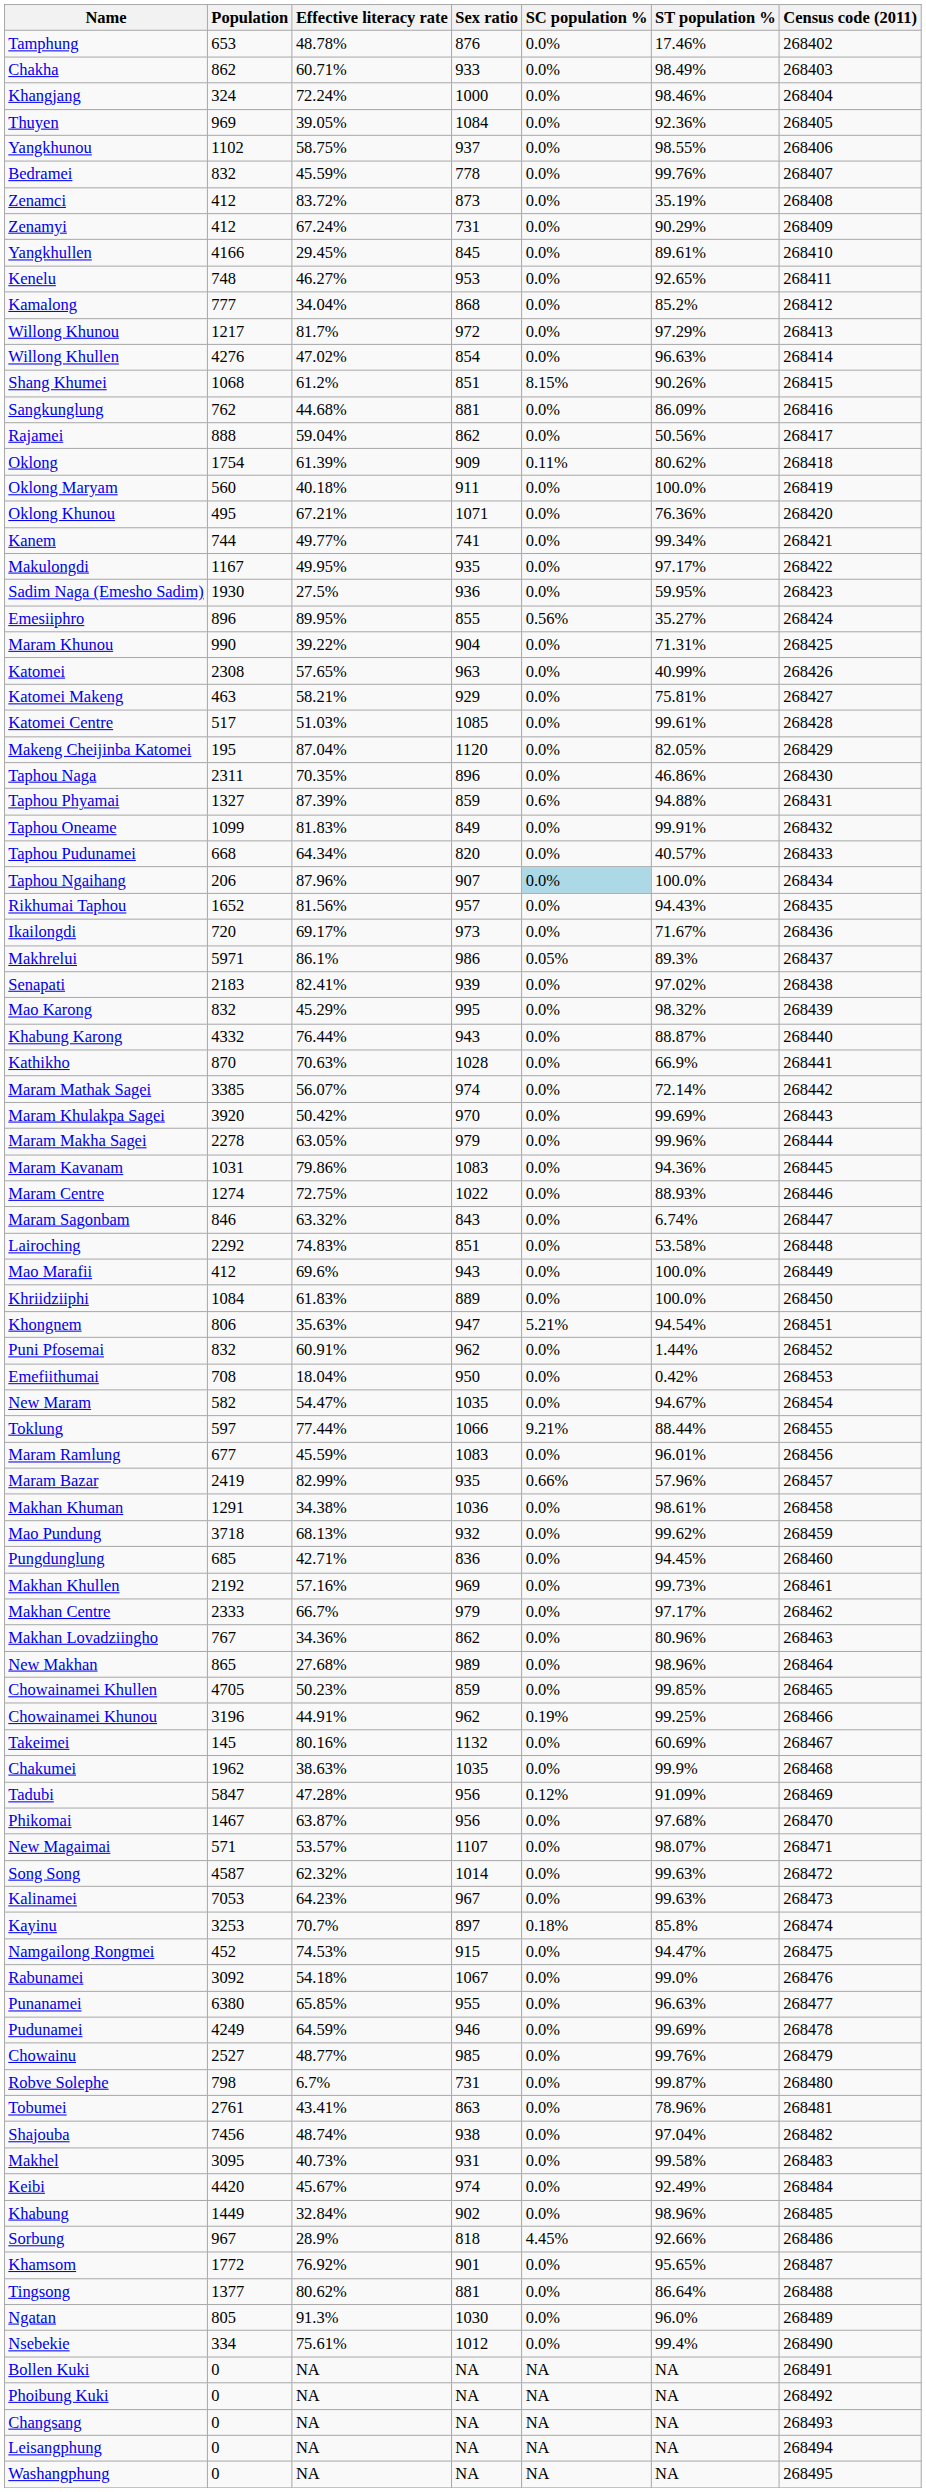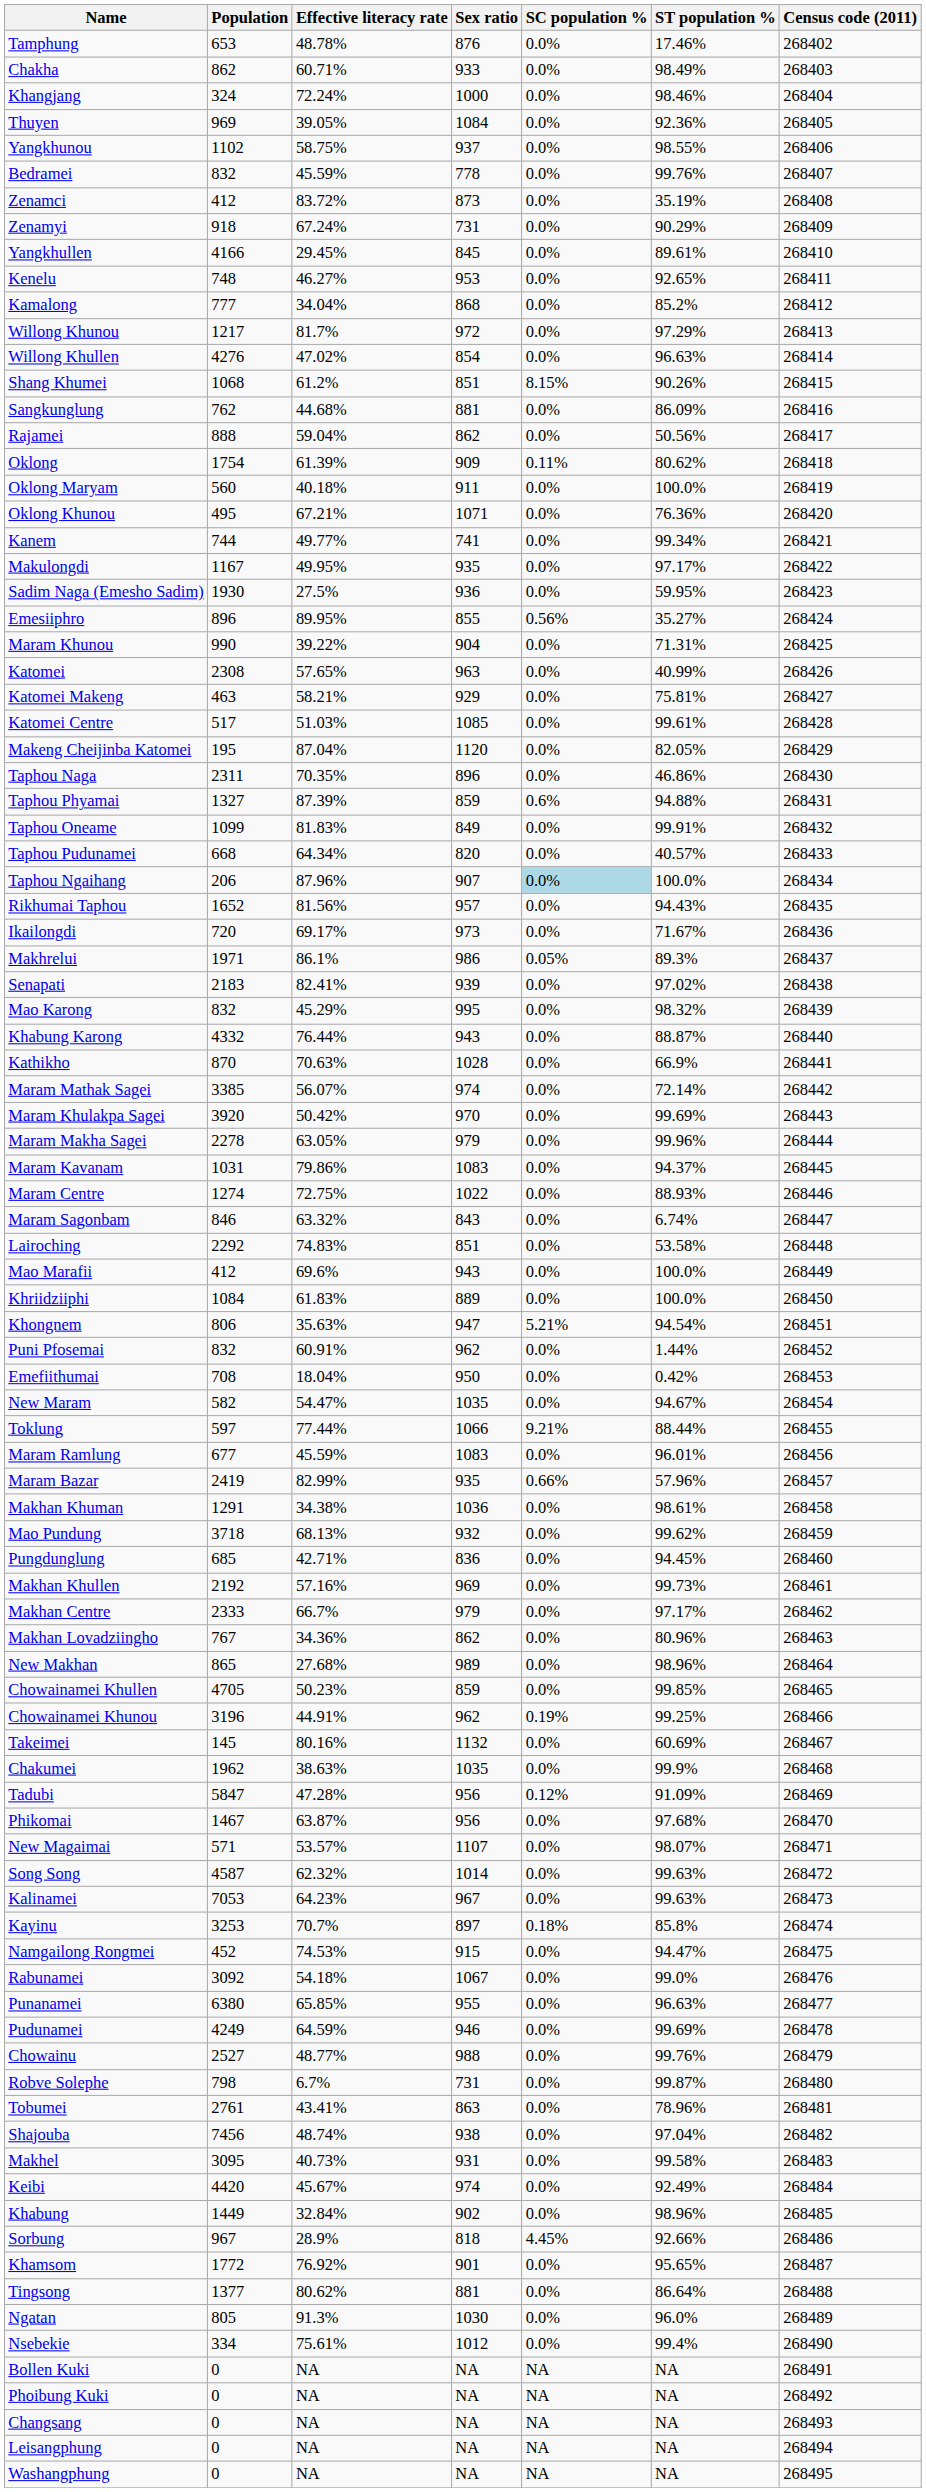(224, 226) 412 -> (224, 226) 918
(228, 958) 5971 -> (228, 958) 1971
(680, 1167) 94.36% -> (680, 1167) 94.37%
(468, 2056) 985 -> (468, 2056) 988
